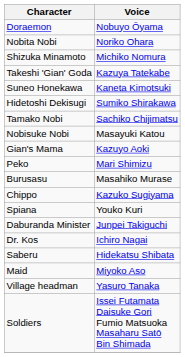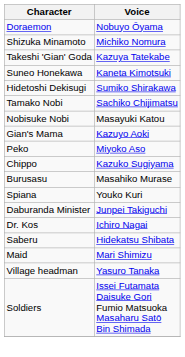- row: (32, 42)
(124, 164) Mari Shimizu -> (121, 149) Miyoko Aso
rows swapped: (22, 194) <-> (27, 179)
(121, 270) Miyoko Aso -> (124, 255) Mari Shimizu
